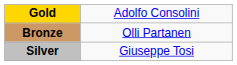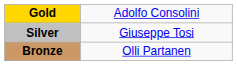rows swapped: (42, 51) <-> (42, 32)
